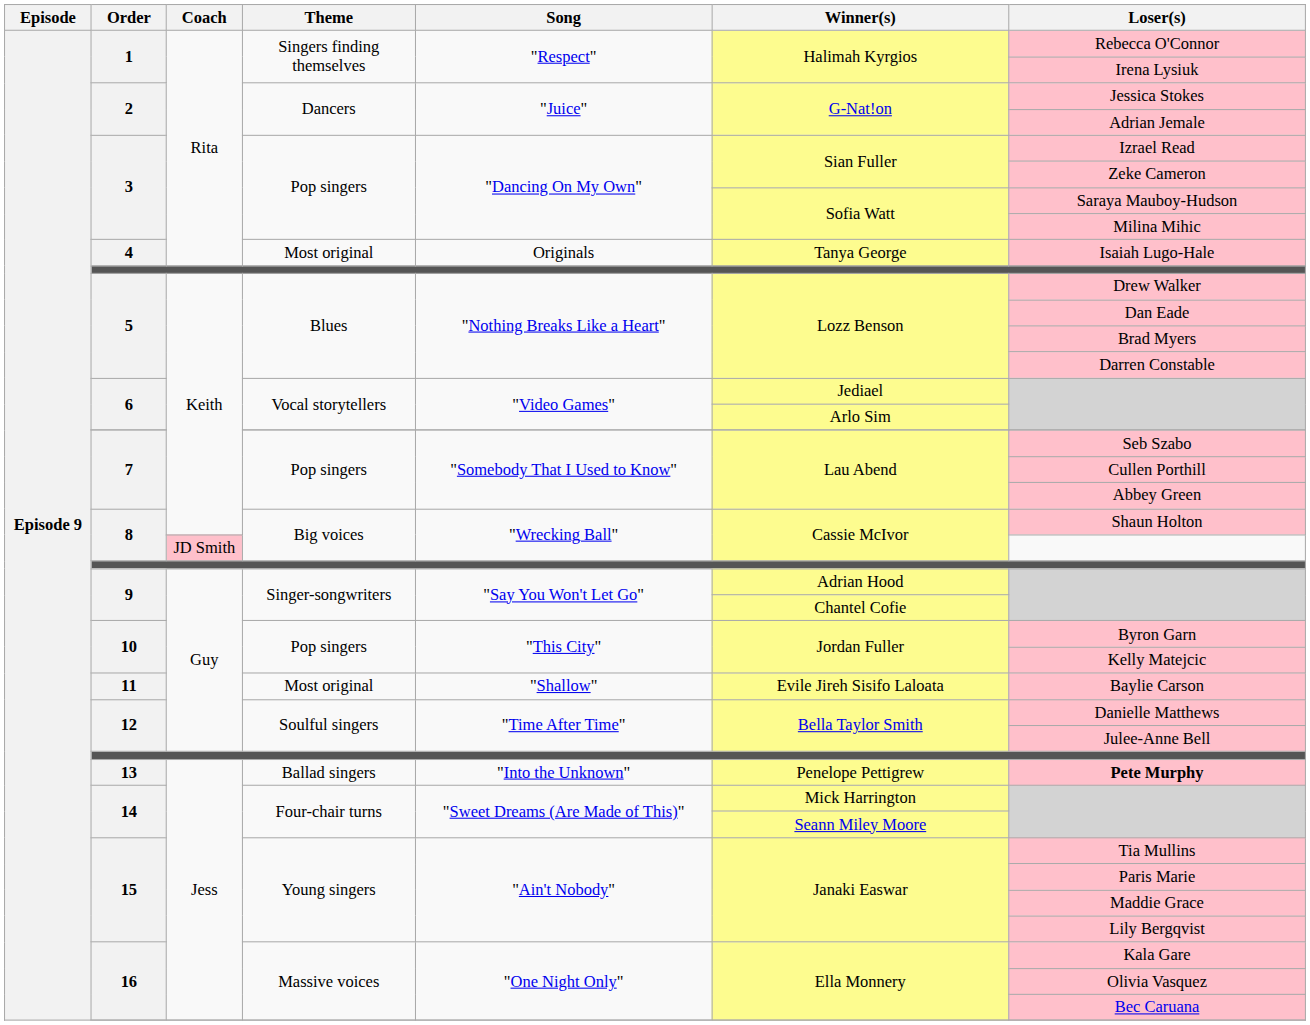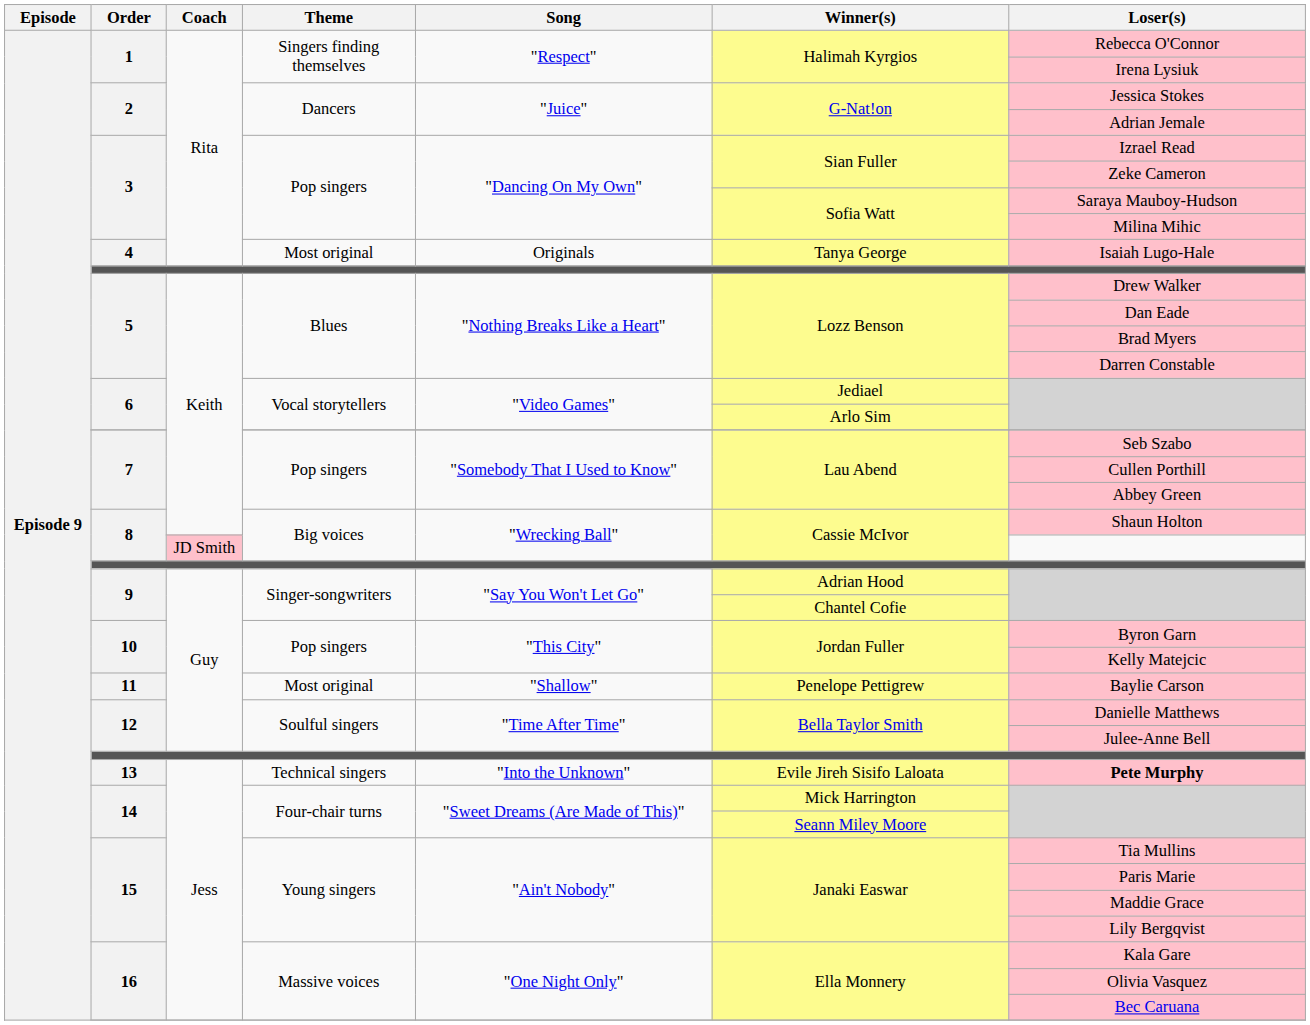(860, 686) Evile Jireh Sisifo Laloata -> (860, 686) Penelope Pettigrew
(329, 772) Ballad singers -> (329, 772) Technical singers
(860, 772) Penelope Pettigrew -> (860, 772) Evile Jireh Sisifo Laloata
